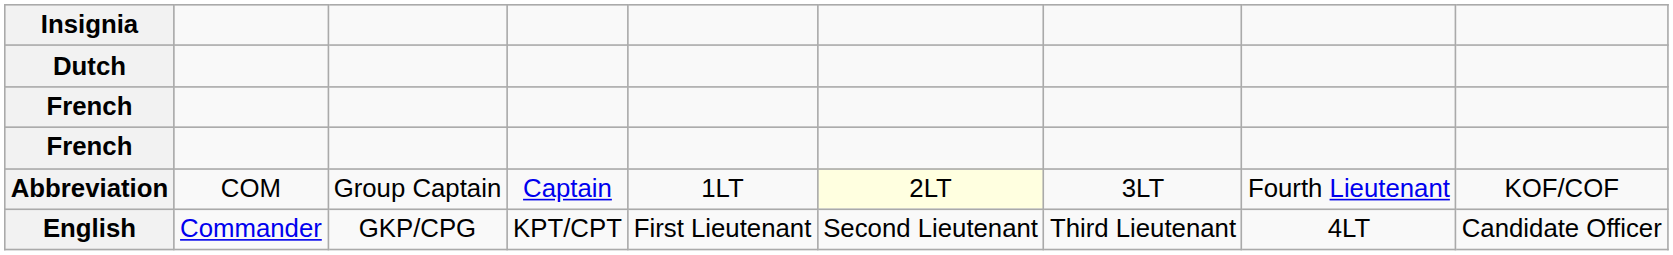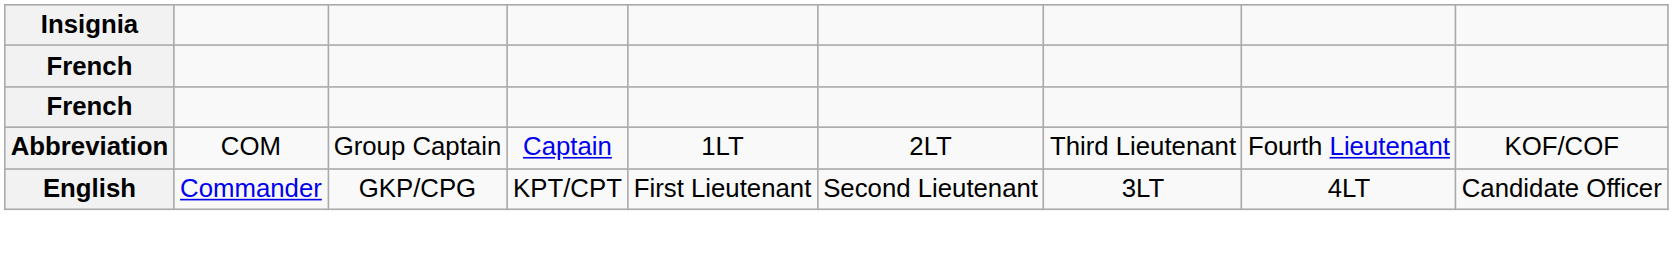- row: (89, 65)
(931, 188) lightyellow background -> (931, 147) no background
(1143, 188) 3LT -> (1143, 147) Third Lieutenant
(1143, 229) Third Lieutenant -> (1143, 188) 3LT
